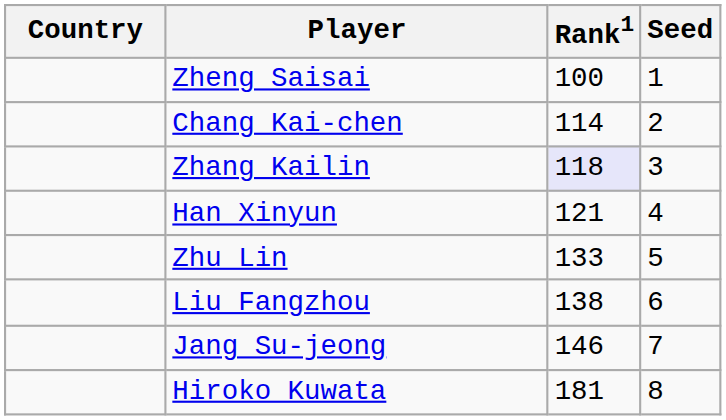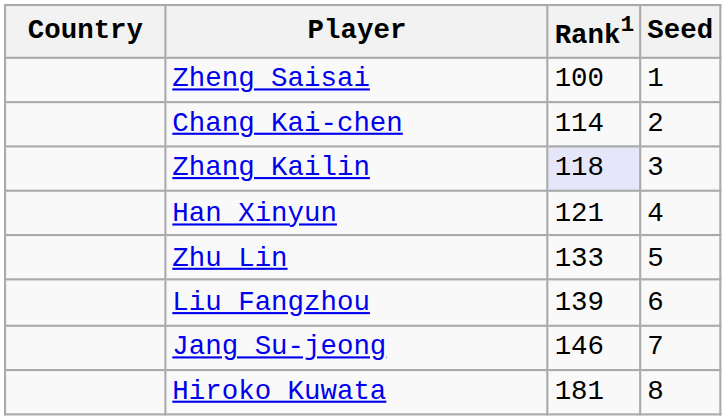(579, 303) 138 -> (579, 303) 139
